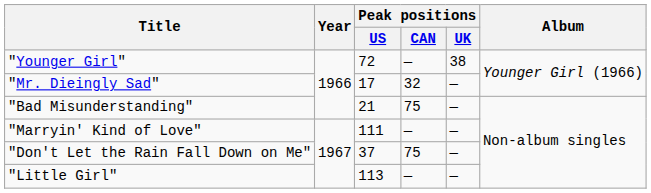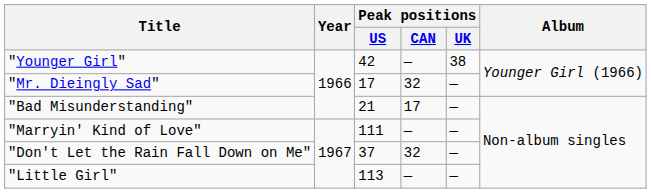(367, 62) 72 -> (367, 62) 42
(412, 108) 75 -> (412, 108) 17
(412, 153) 75 -> (412, 153) 32
